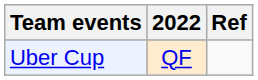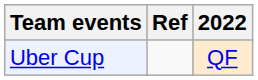columns swapped: (177, 23) <-> (229, 23)
